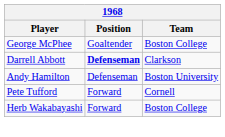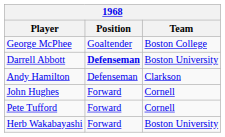(163, 60) Clarkson -> (181, 60) Boston University
(181, 76) Boston University -> (163, 76) Clarkson
+ row: (33, 92)
(176, 108) Boston College -> (181, 124) Boston University
